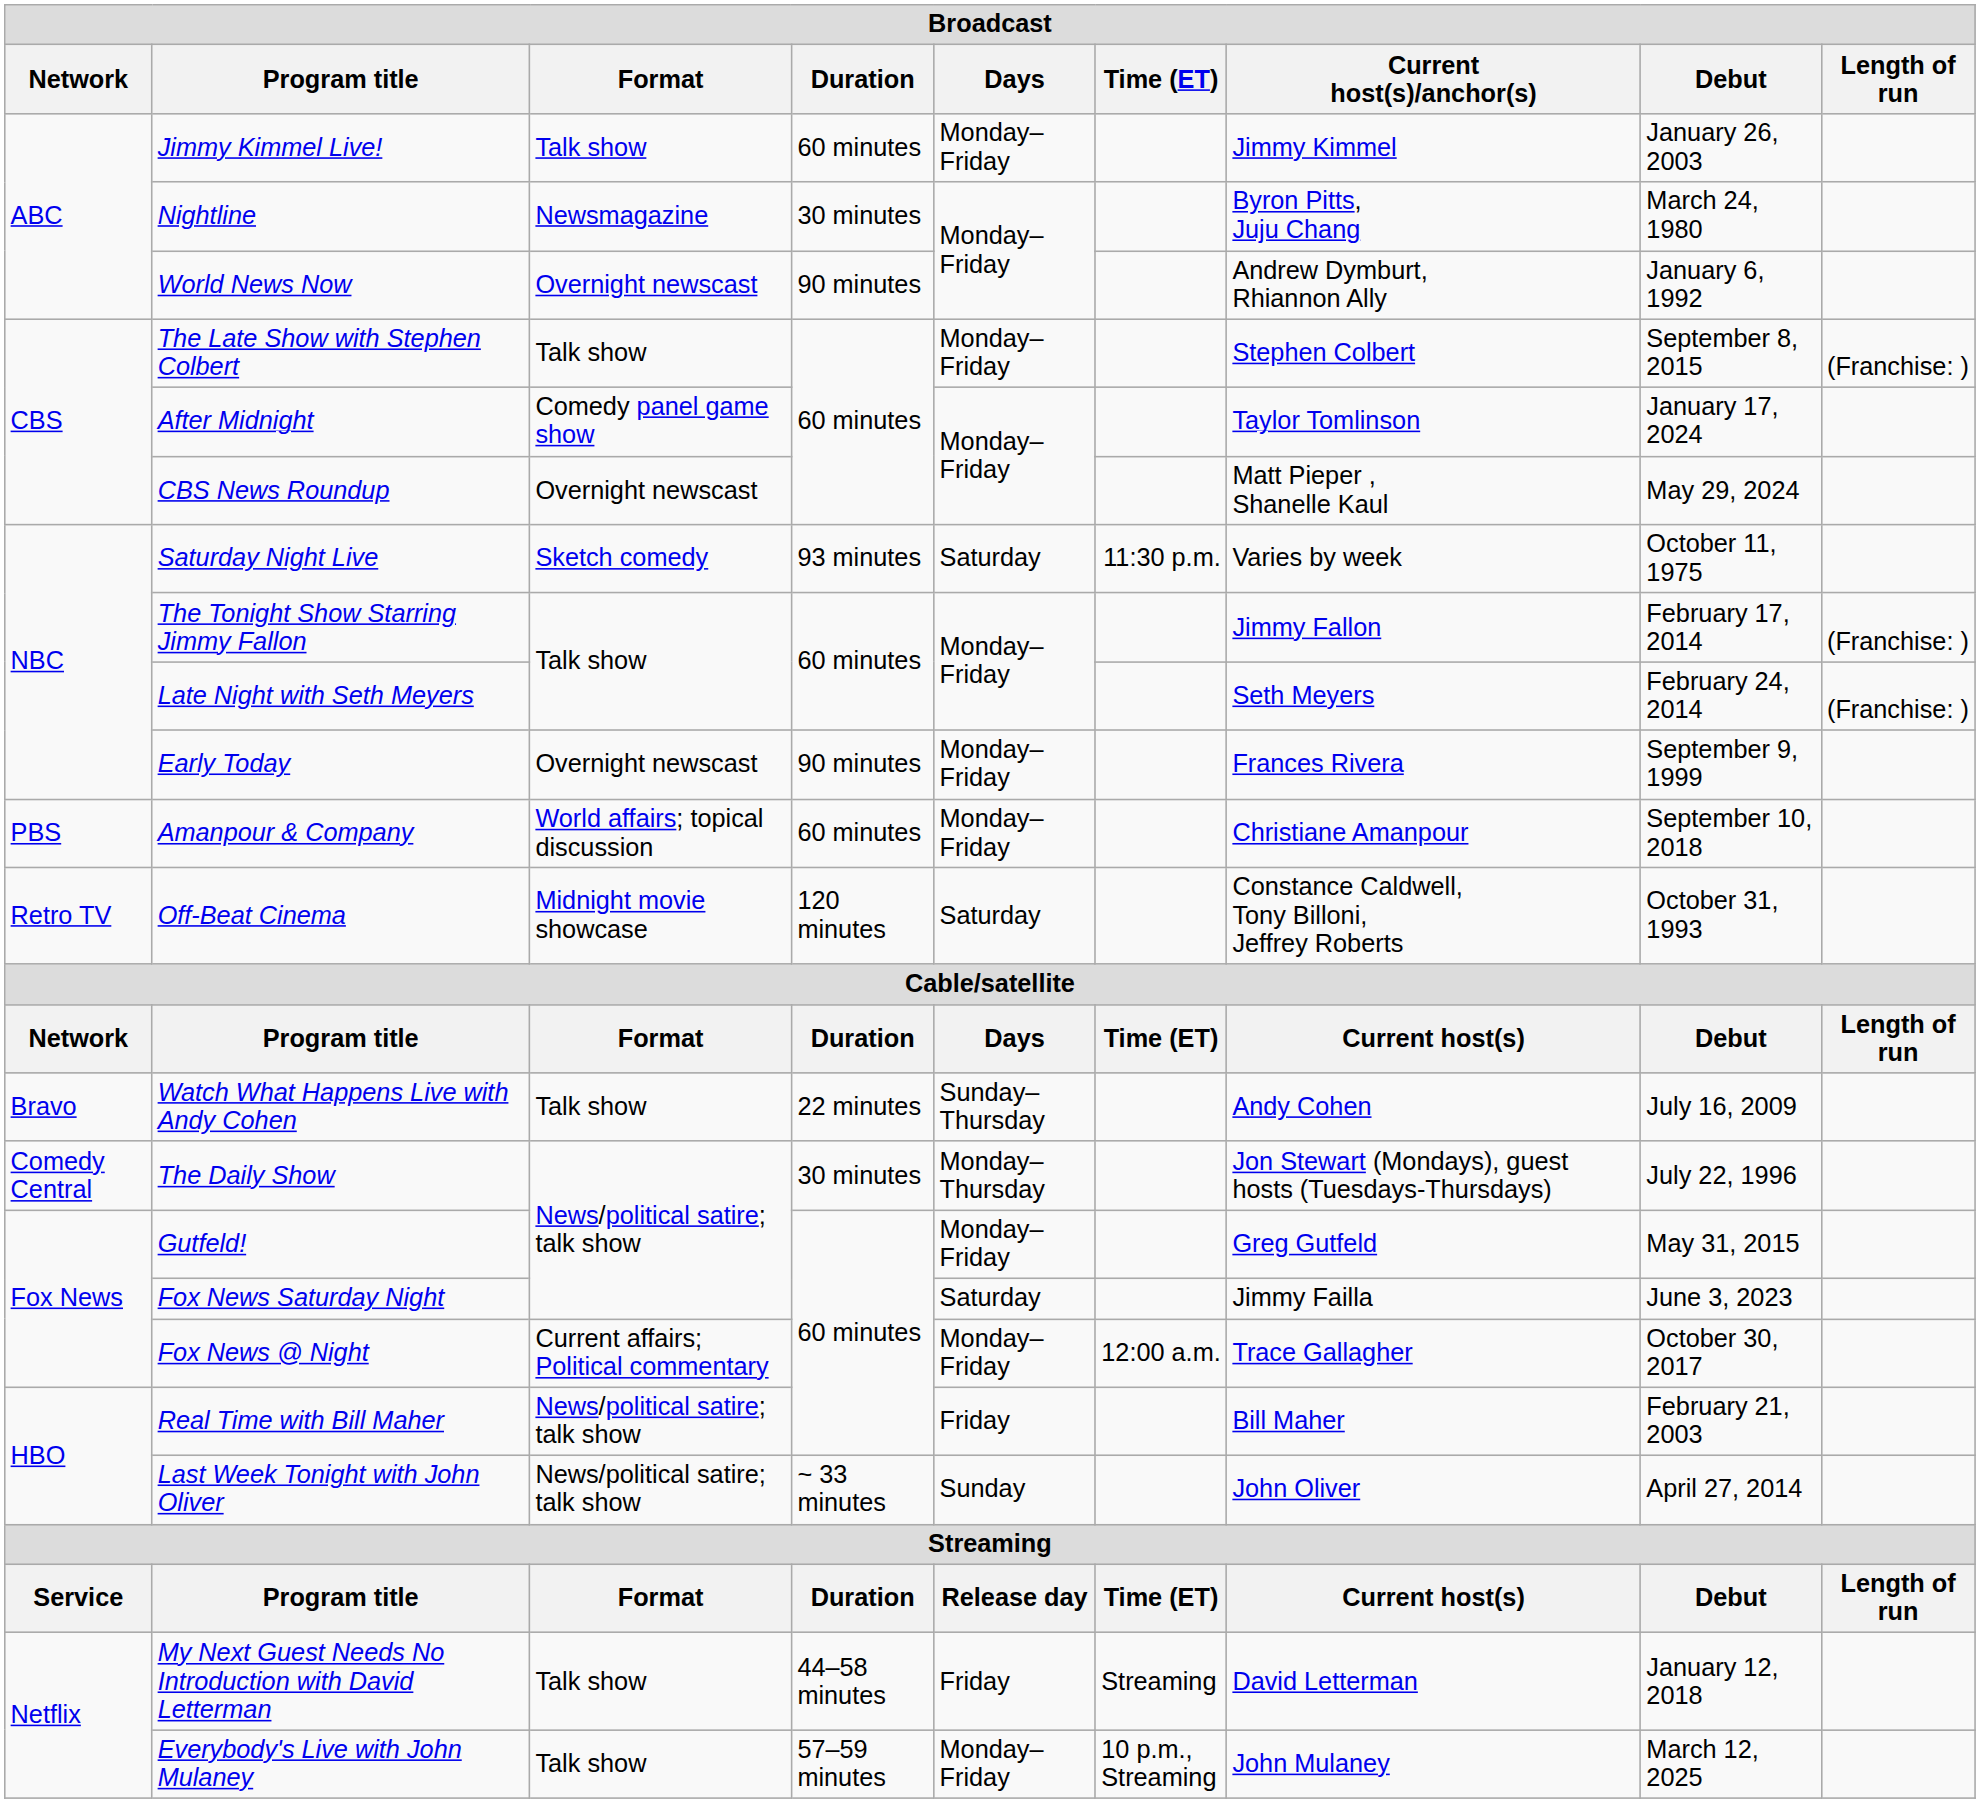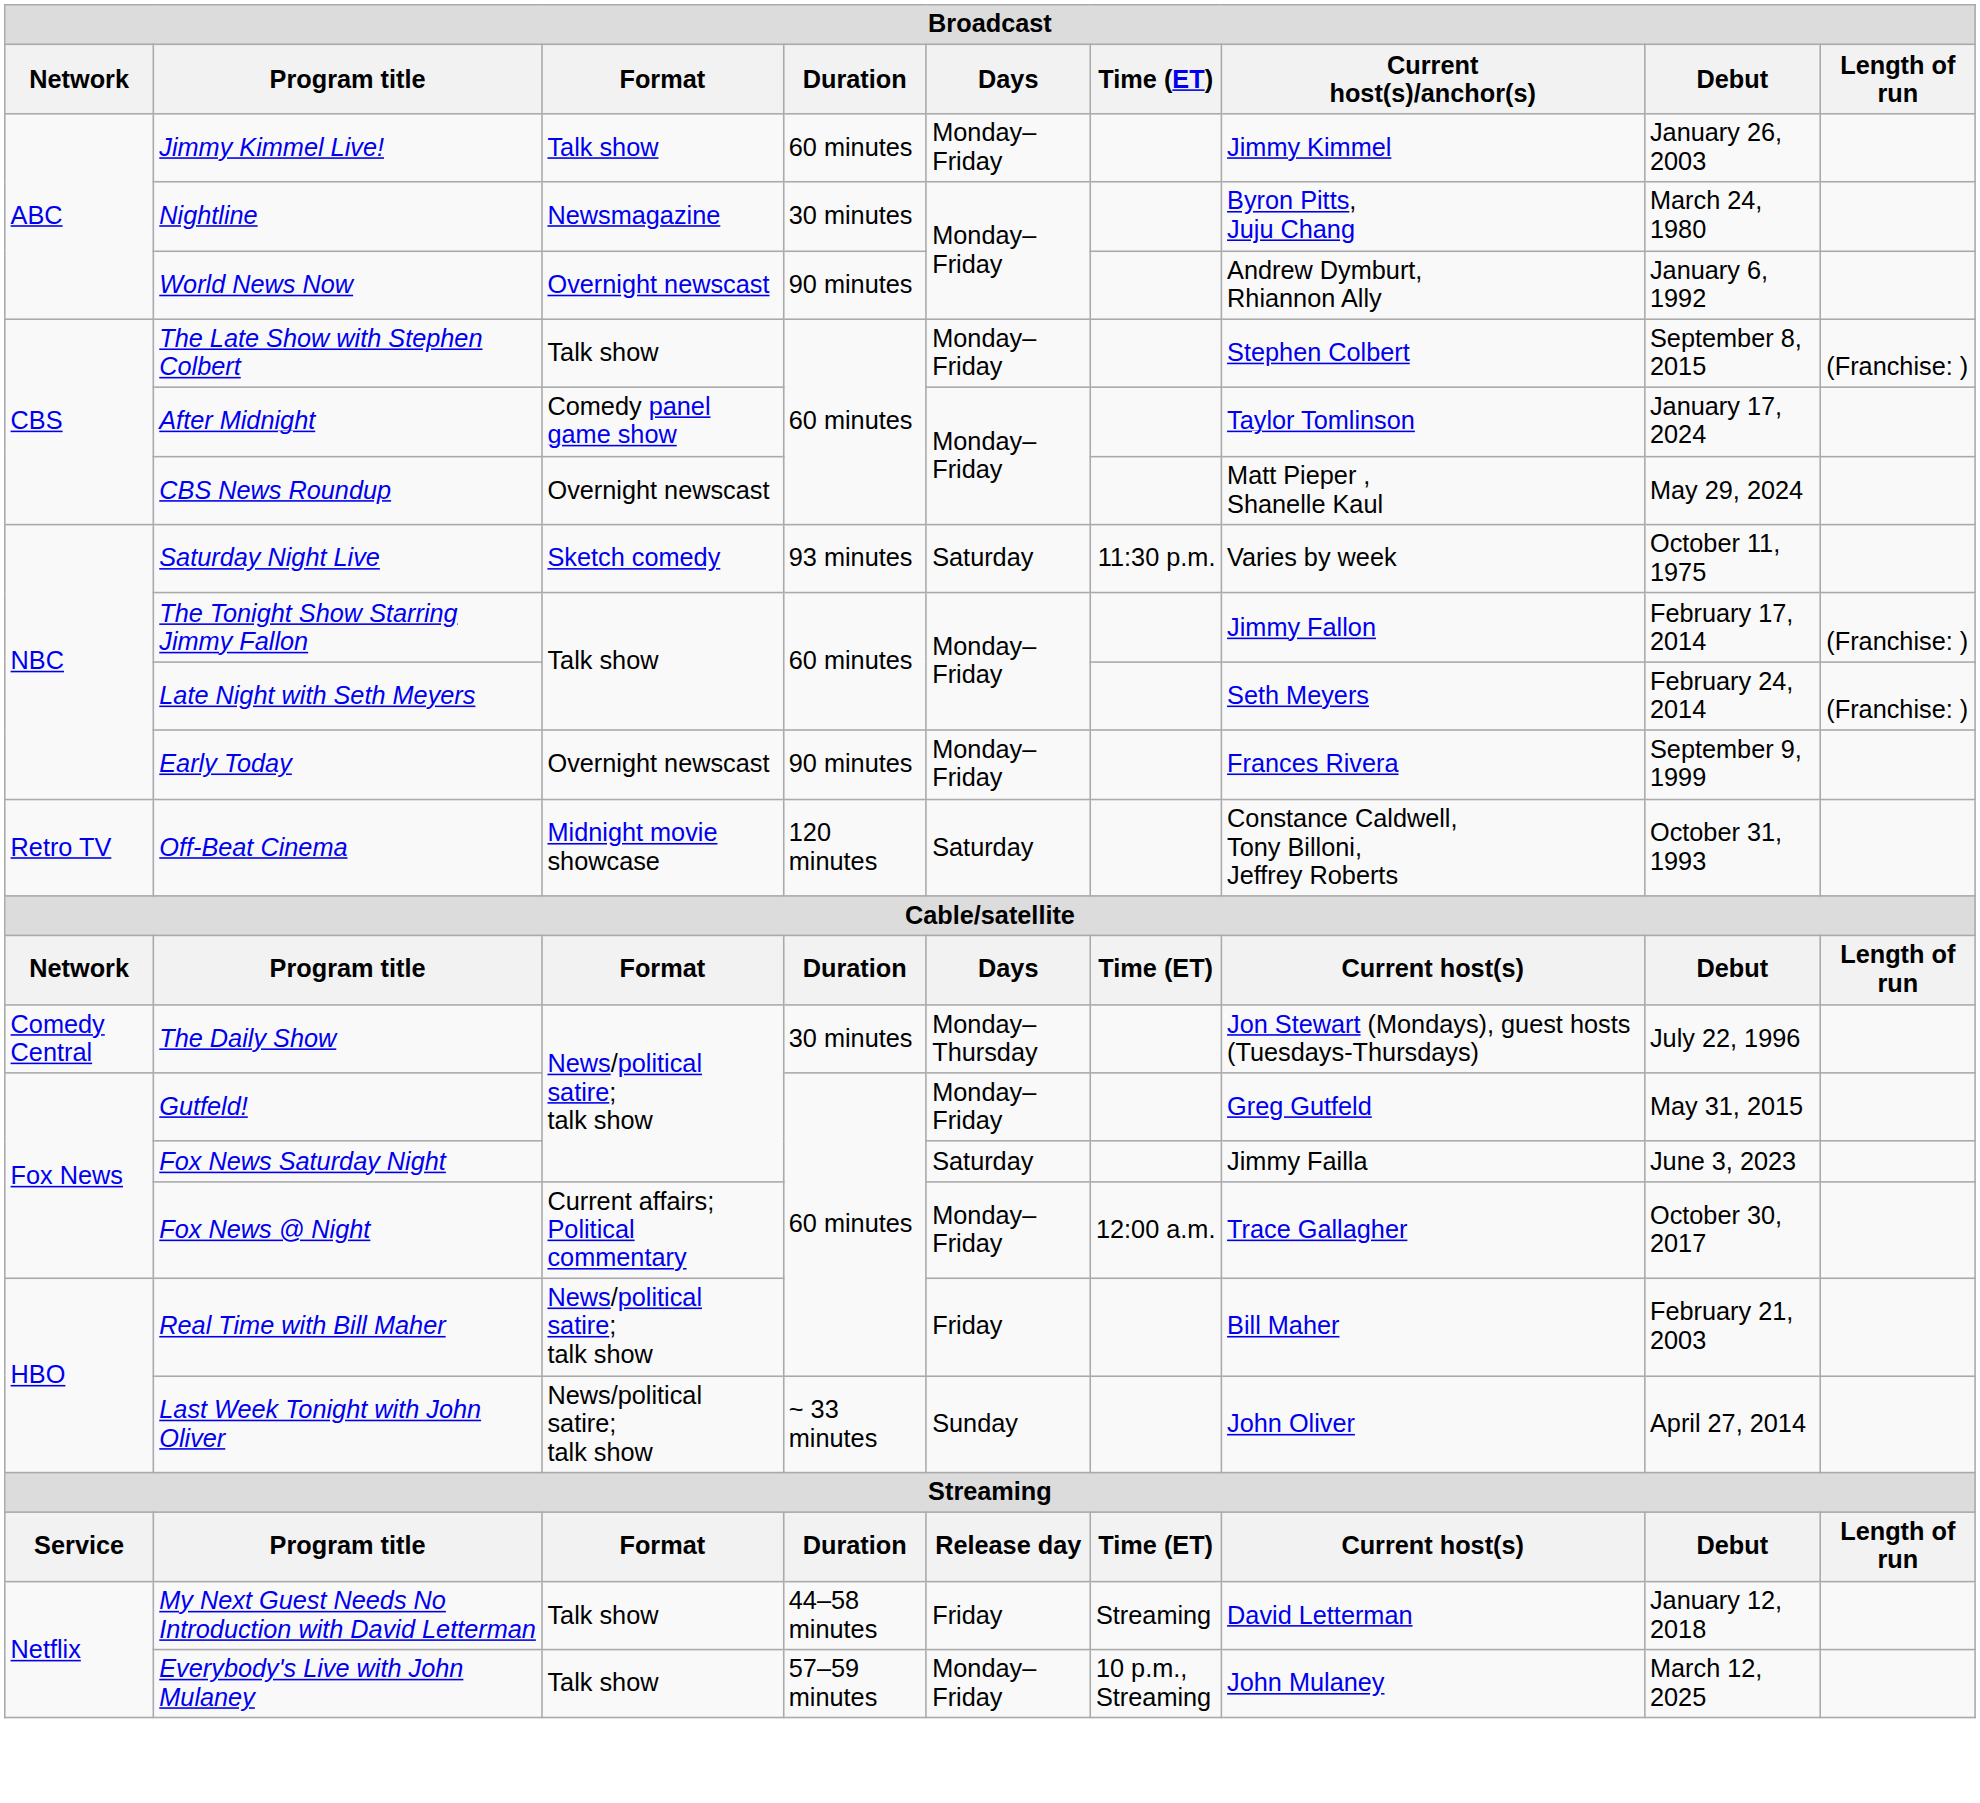- row: (285, 832)
- row: (333, 1106)
